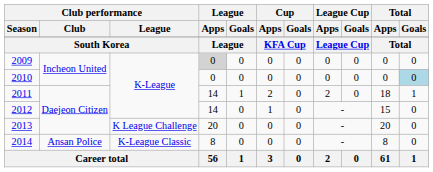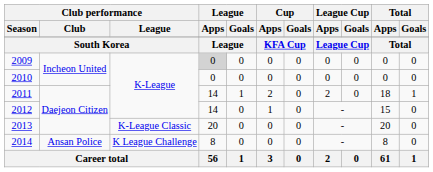(414, 77) lightblue background -> (414, 77) no background
(155, 126) K League Challenge -> (155, 126) K-League Classic
(155, 142) K-League Classic -> (155, 142) K League Challenge
